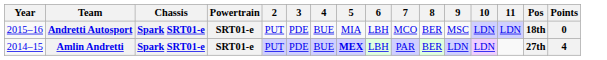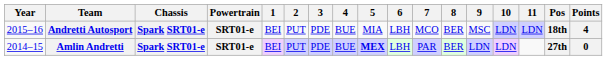+ column: (273, 12)
(564, 29) 0 -> (586, 29) 4
(564, 46) 4 -> (586, 46) 0
